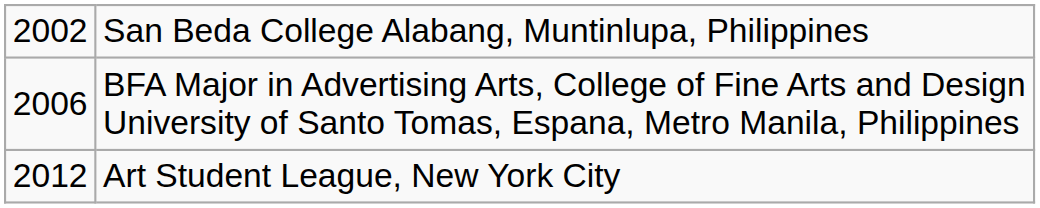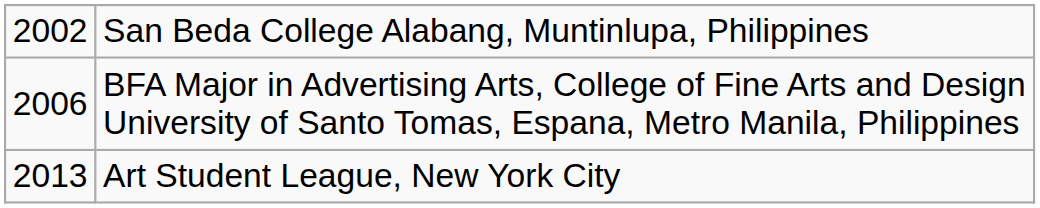(50, 175) 2012 -> (50, 175) 2013
